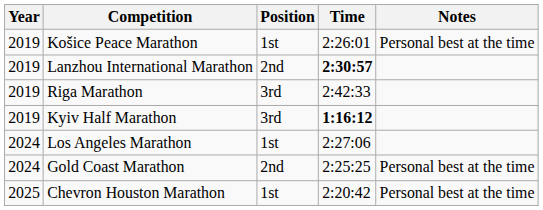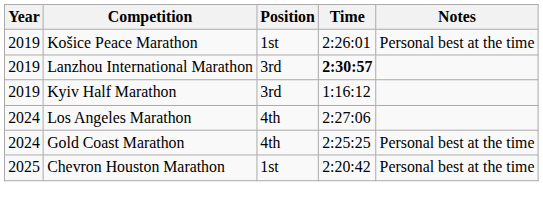(272, 67) 2nd -> (271, 67) 3rd
- row: (95, 92)
(347, 117) bold -> (346, 92) normal
(270, 142) 1st -> (270, 117) 4th
(272, 167) 2nd -> (270, 142) 4th
